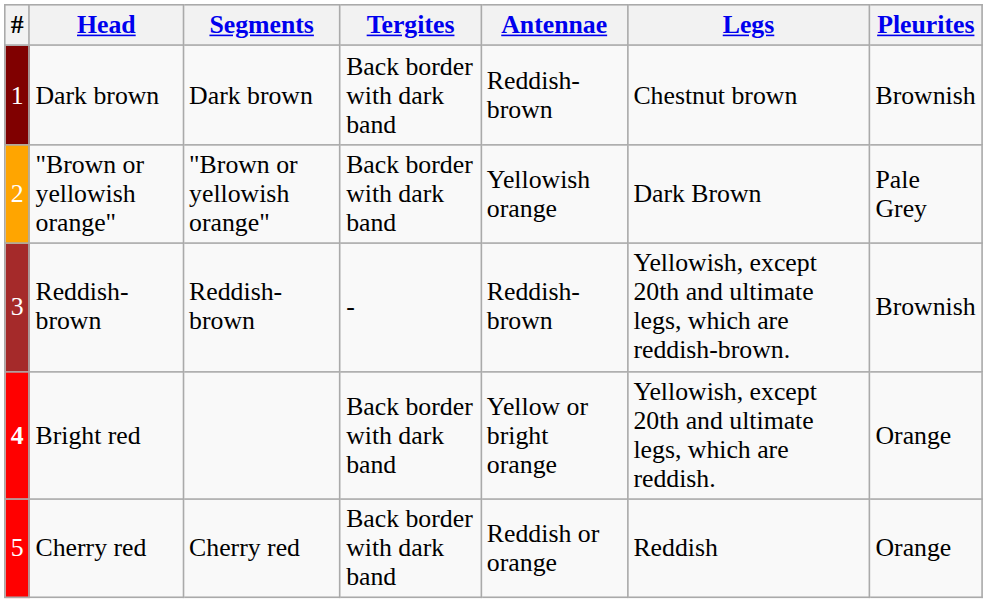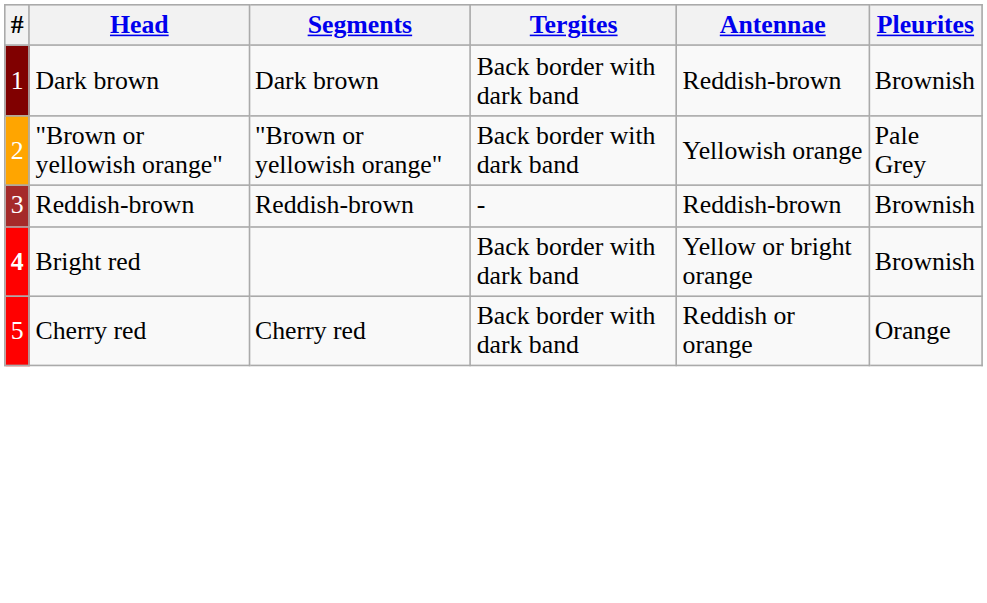- column: (748, 24)
(913, 434) Orange -> (925, 260) Brownish
